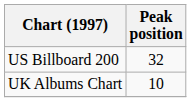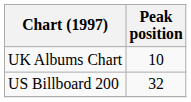rows swapped: (65, 84) <-> (63, 59)
